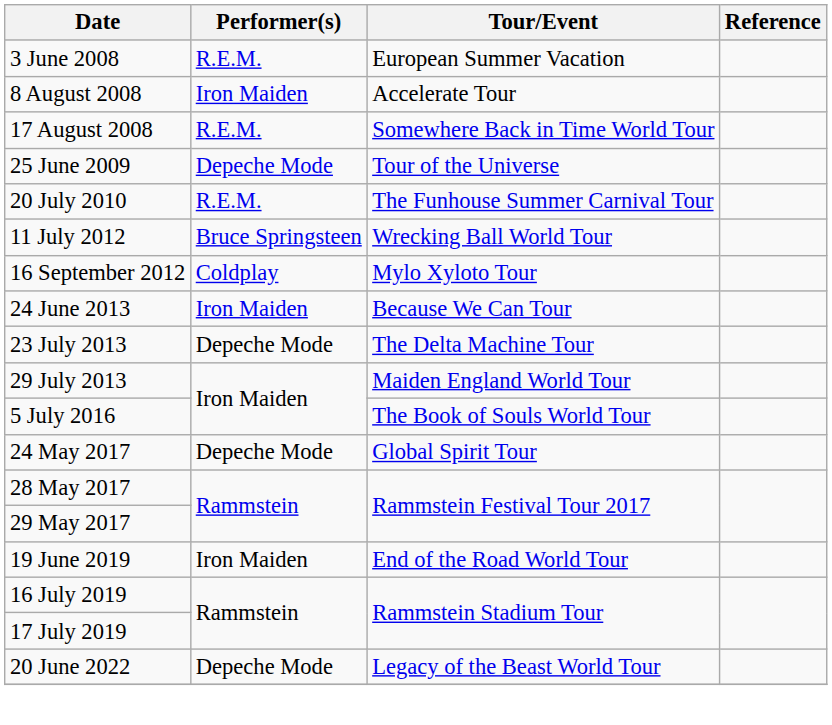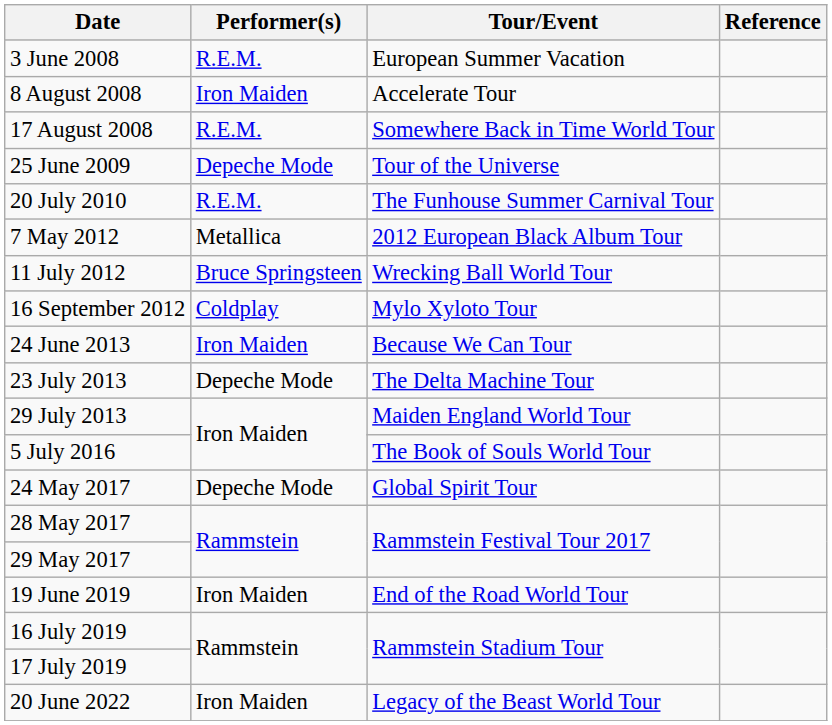+ row: (64, 237)
(264, 666) Depeche Mode -> (252, 702) Iron Maiden
